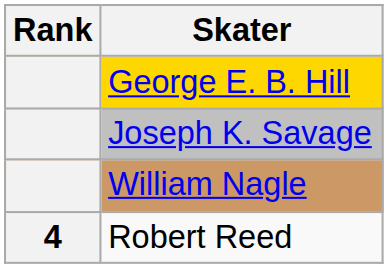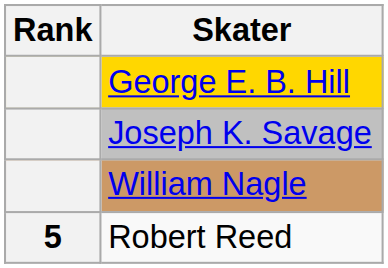(53, 236) 4 -> (53, 236) 5
